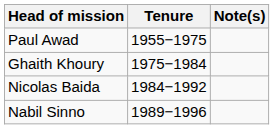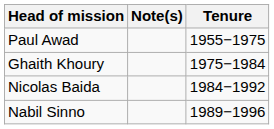columns swapped: (169, 16) <-> (240, 16)
